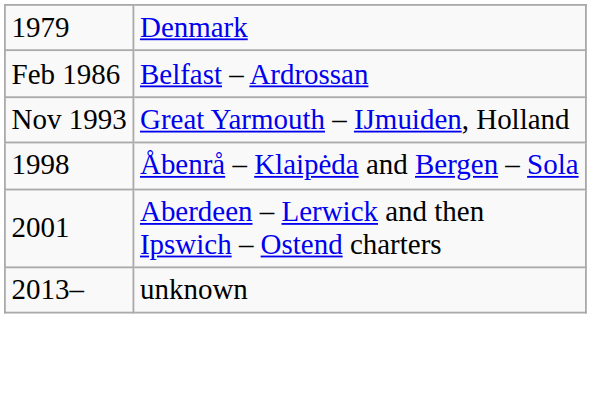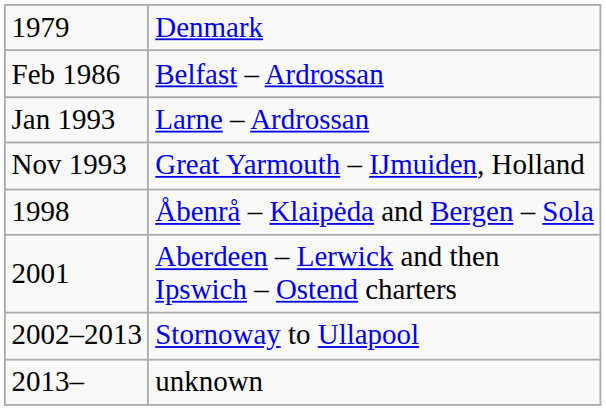+ row: (262, 119)
+ row: (287, 335)
